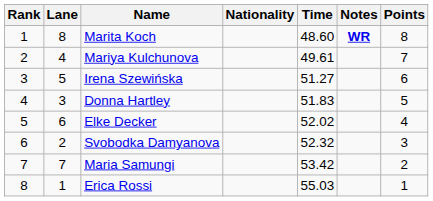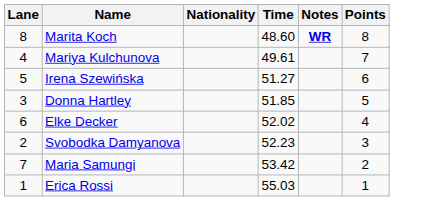- column: (24, 15)
(317, 100) 51.83 -> (278, 100) 51.85
(317, 143) 52.32 -> (278, 143) 52.23
